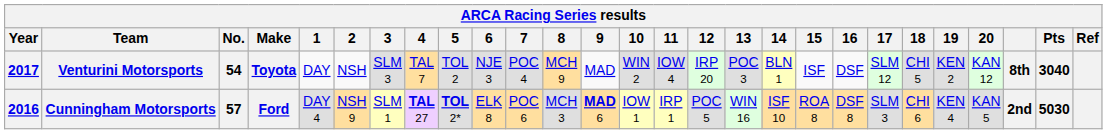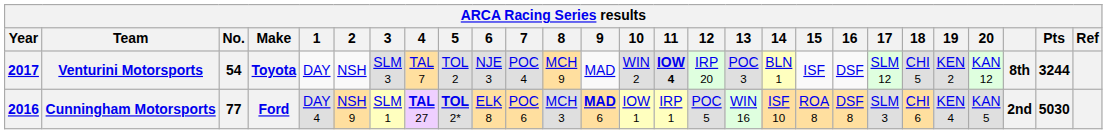(671, 69) normal -> (671, 70) bold
(1054, 70) 3040 -> (1054, 70) 3244
(234, 109) 57 -> (234, 109) 77
